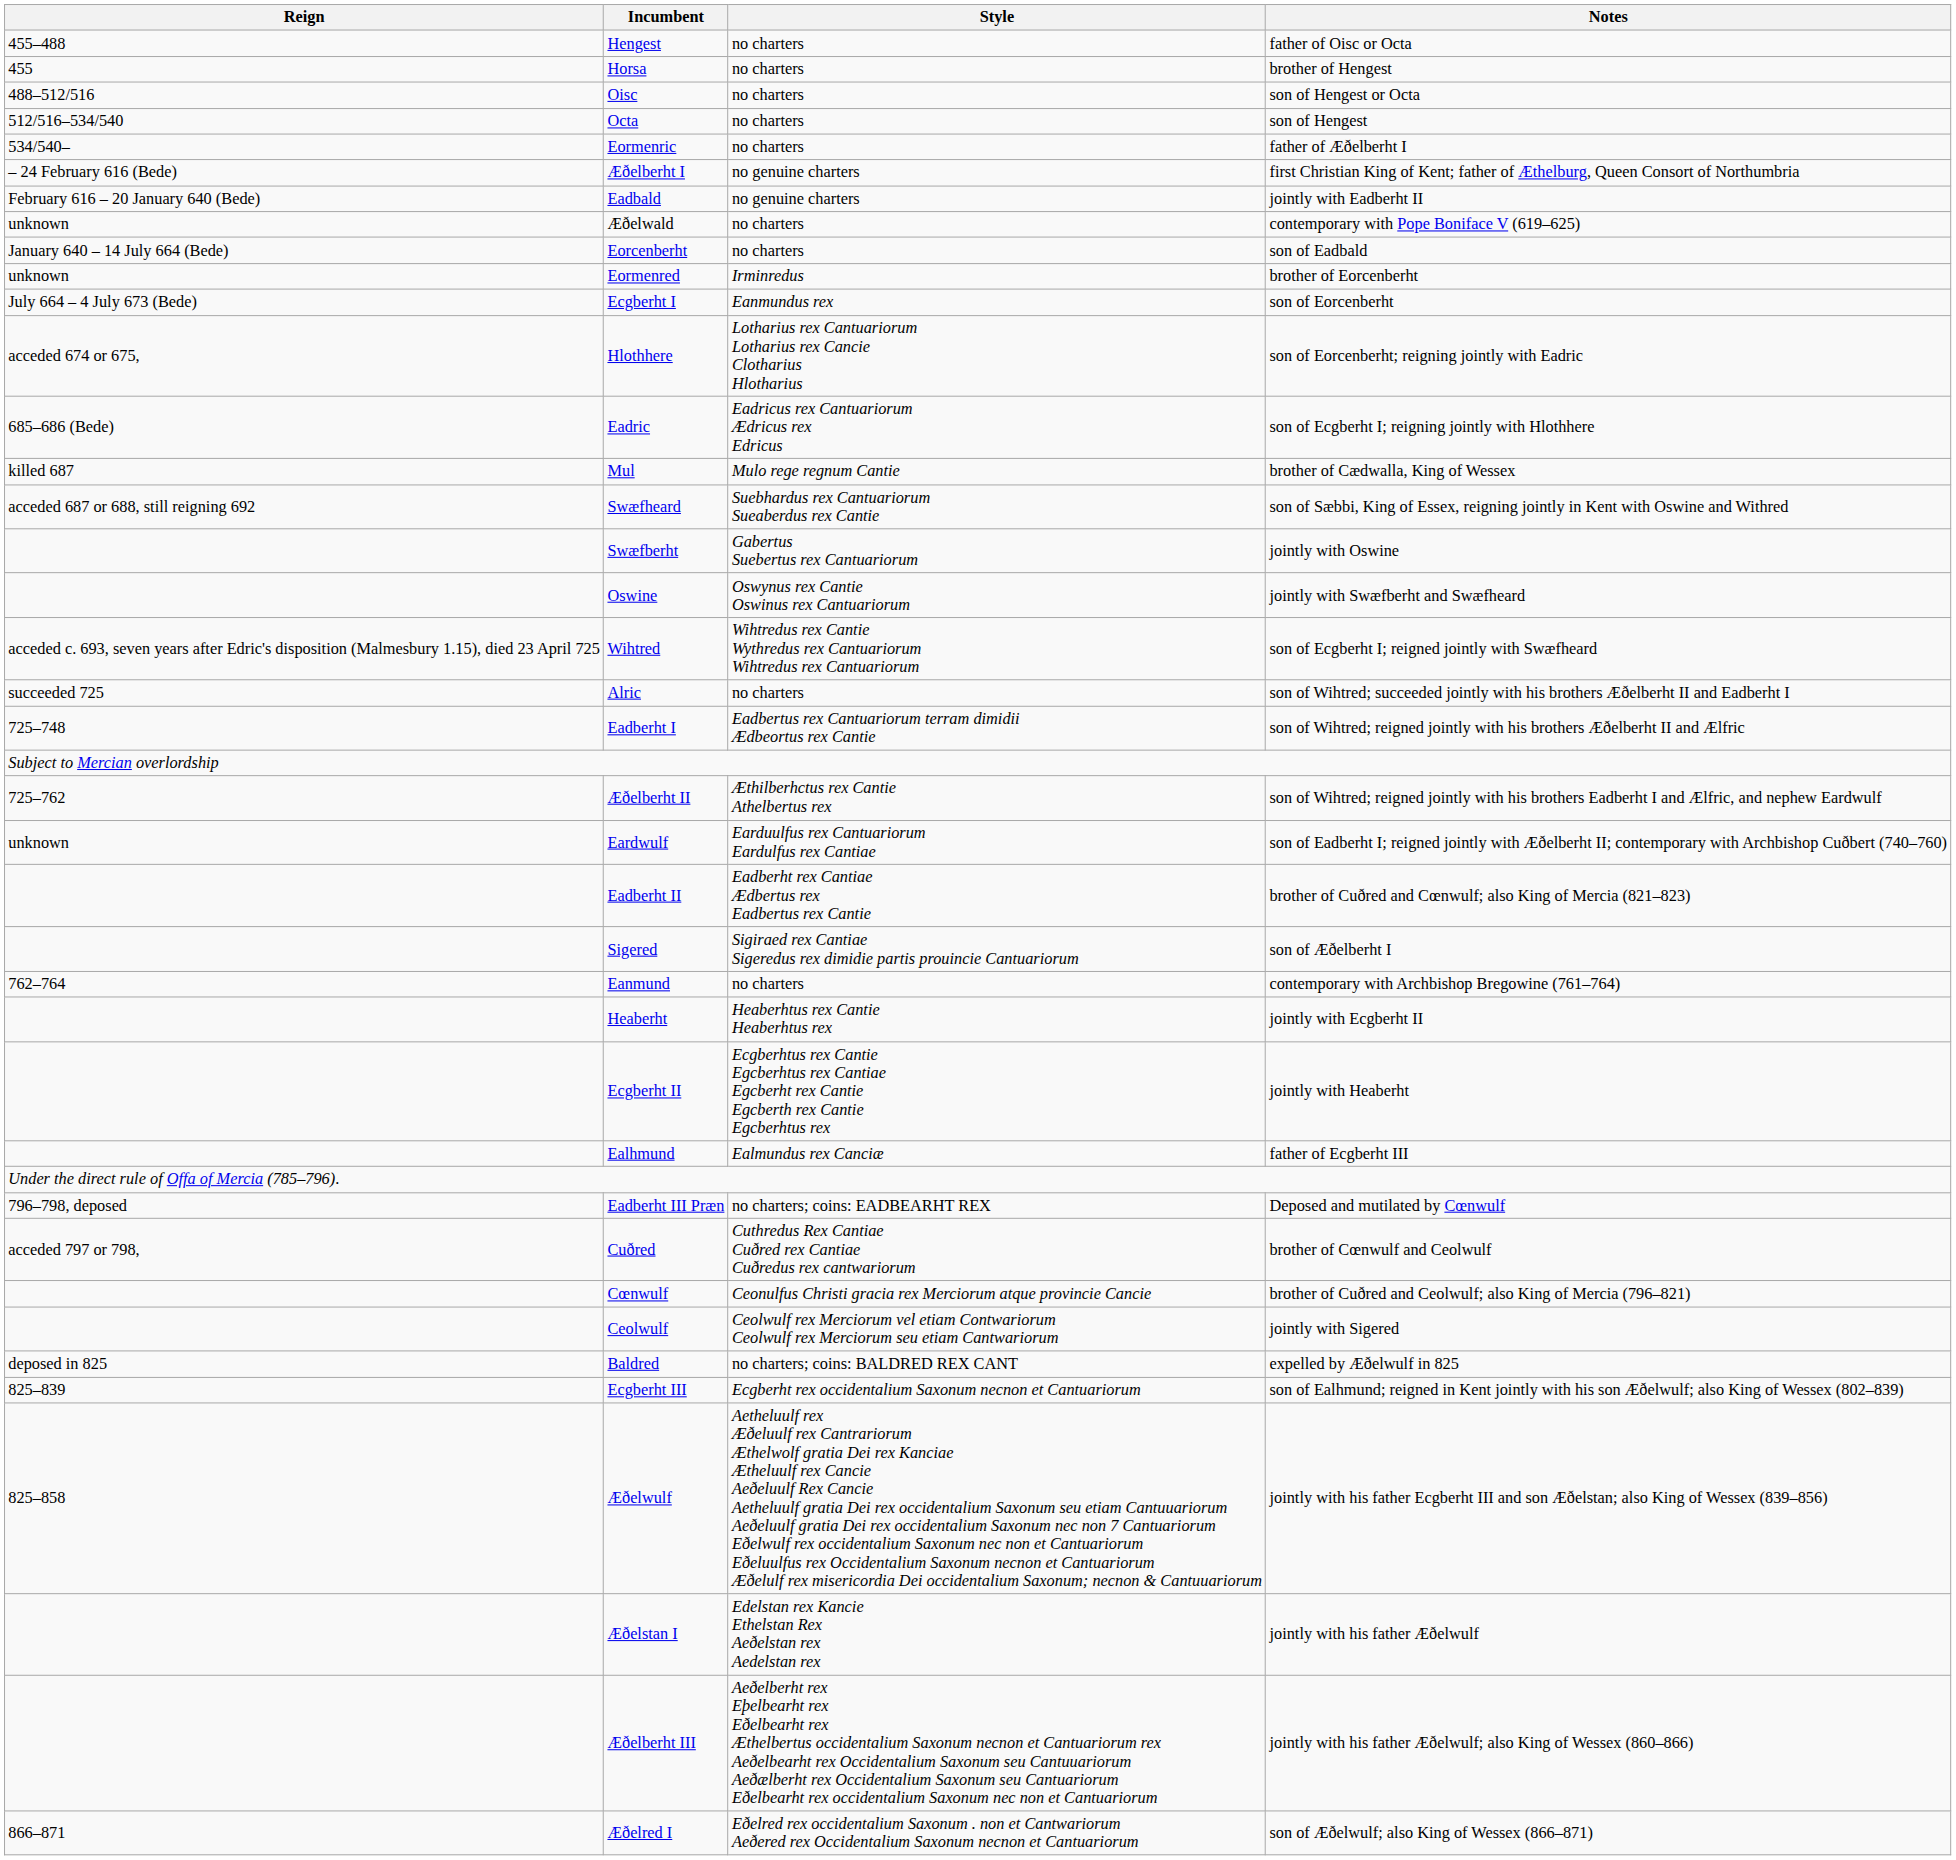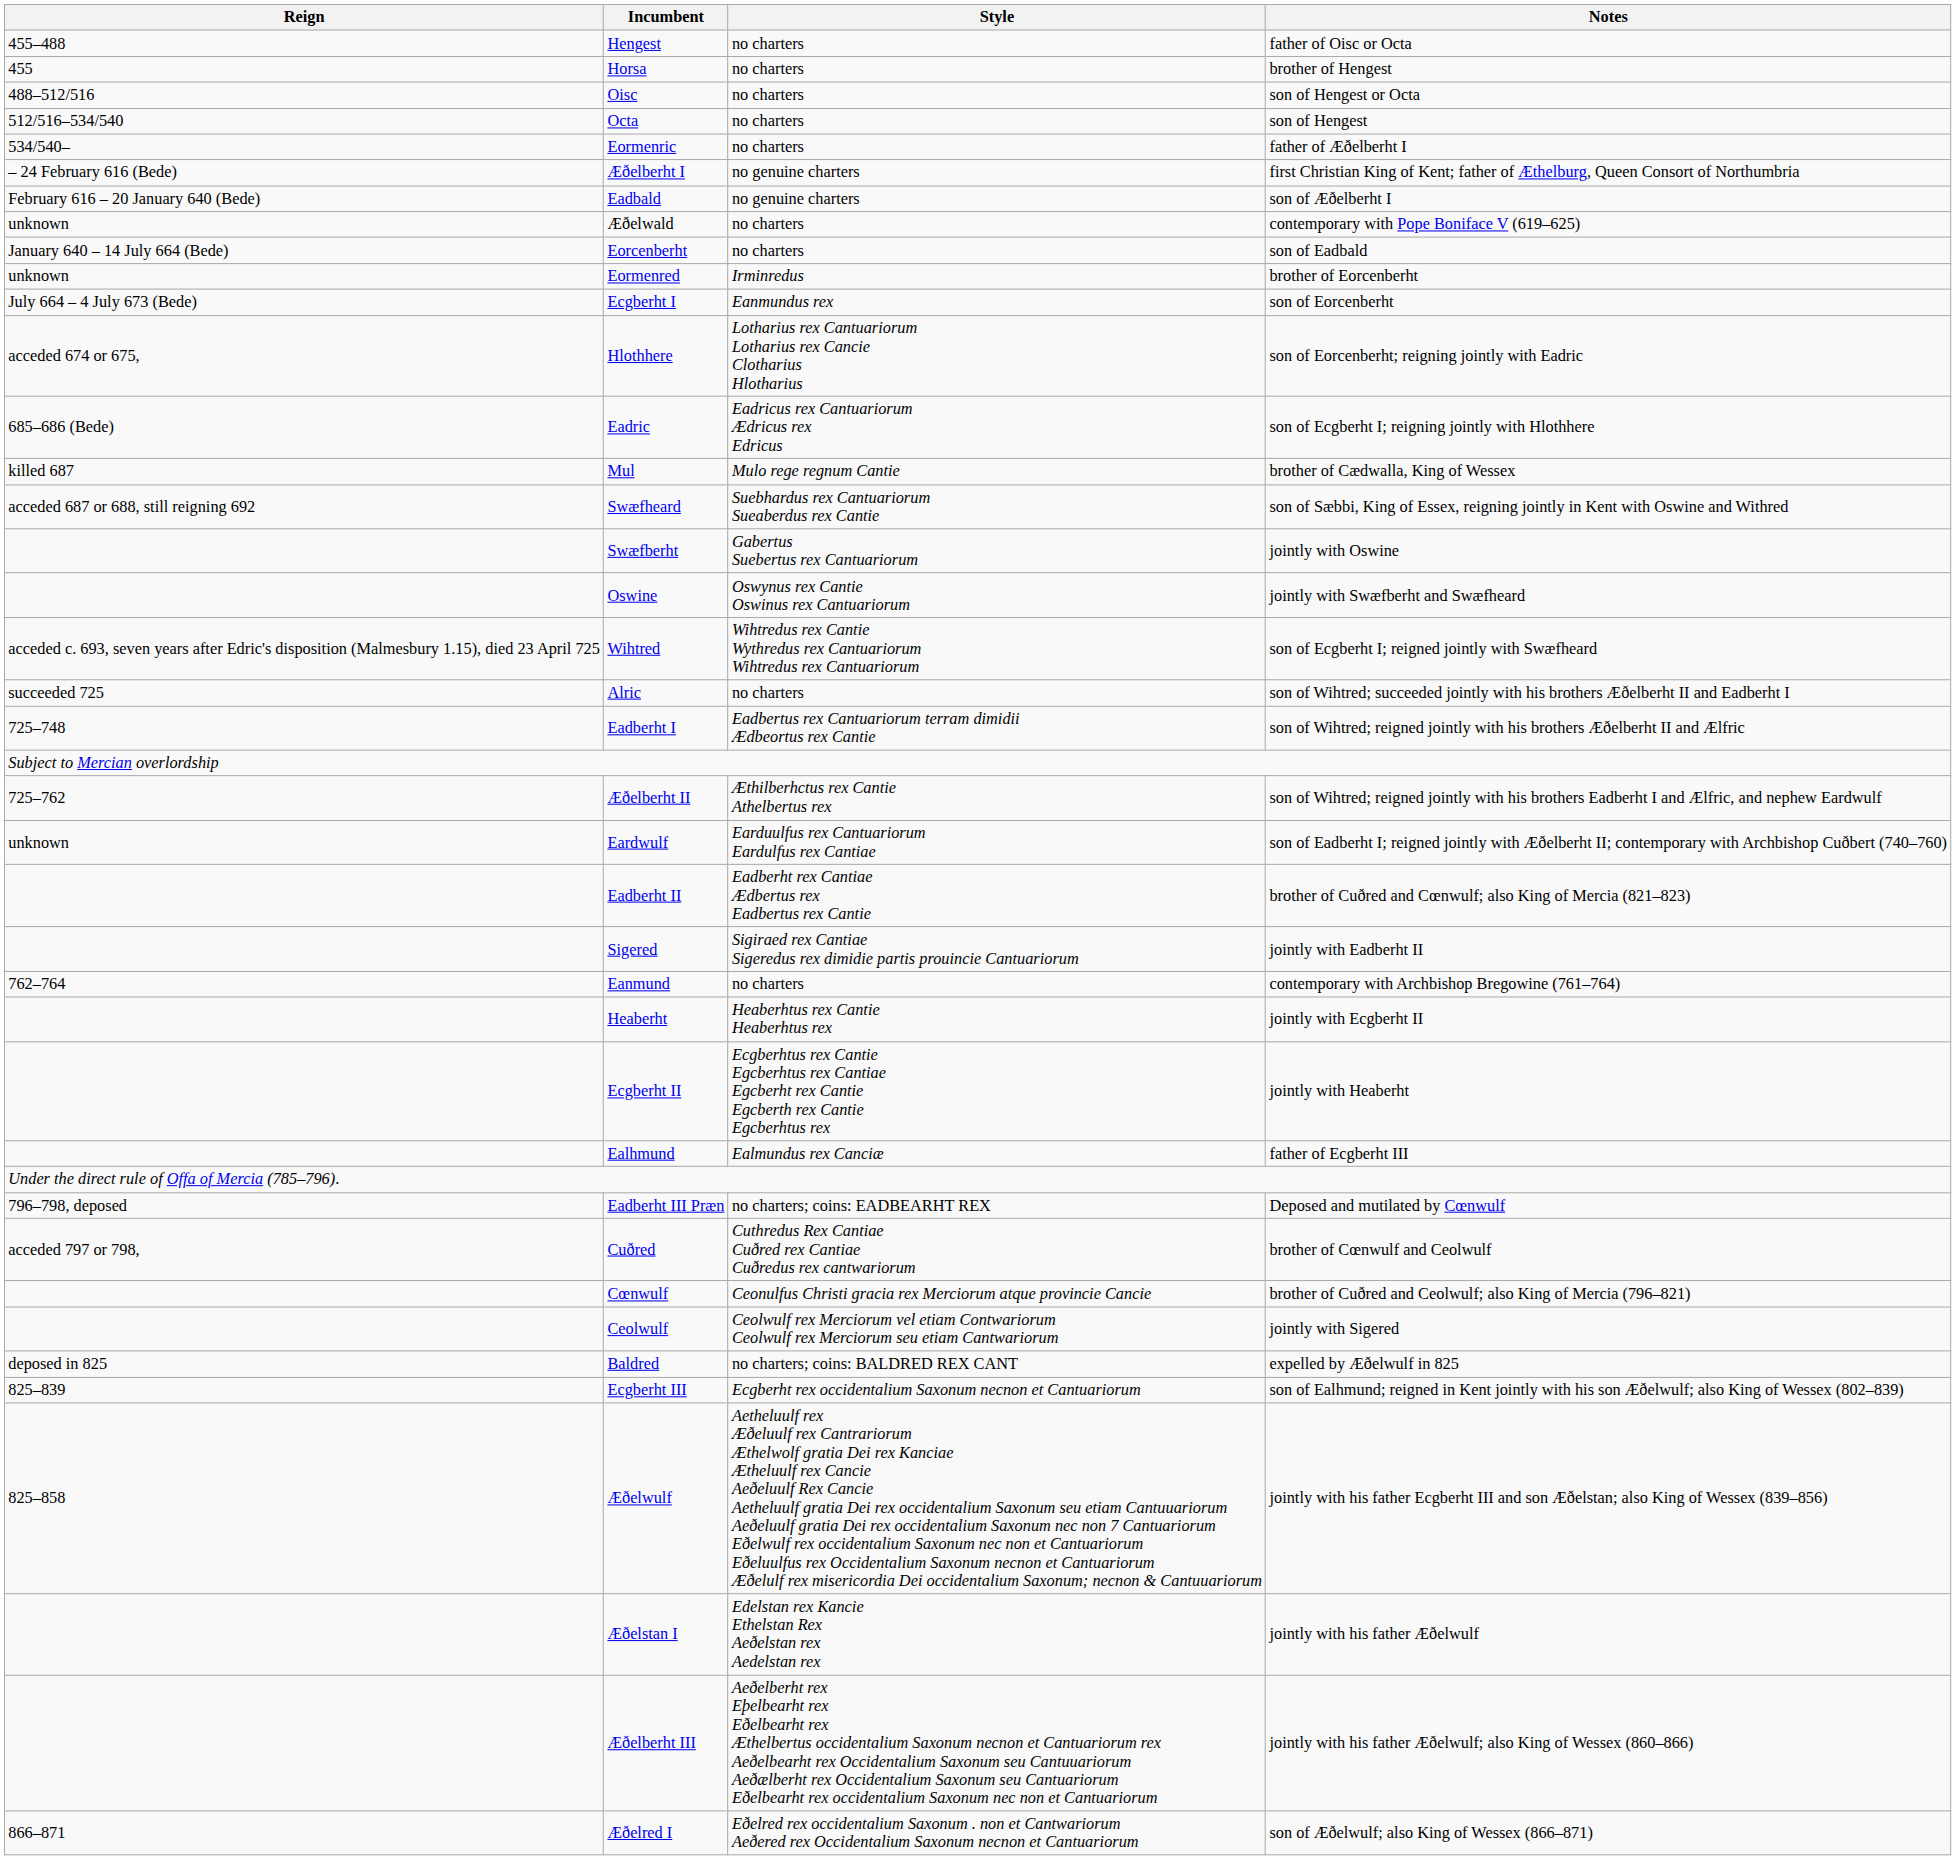(1346, 198) jointly with Eadberht II -> (1330, 198) son of Æðelberht I
(1330, 949) son of Æðelberht I -> (1346, 949) jointly with Eadberht II
